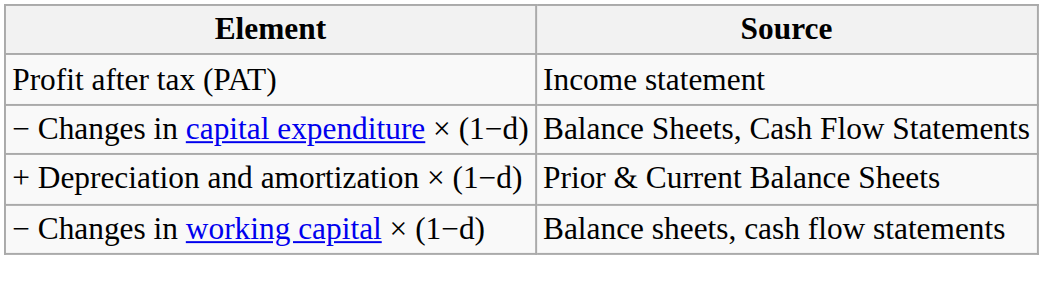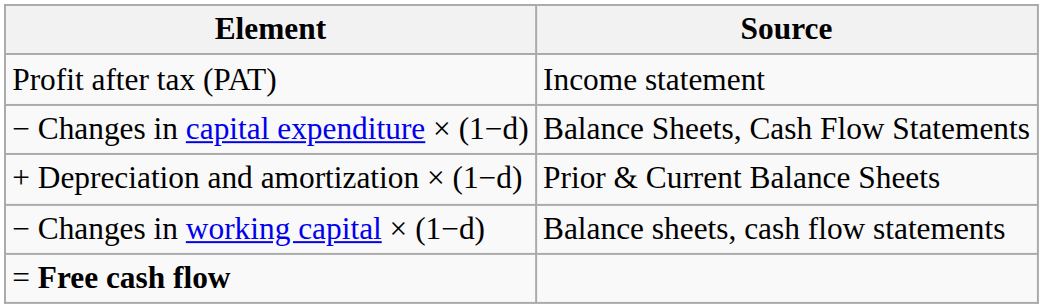+ row: (121, 278)
